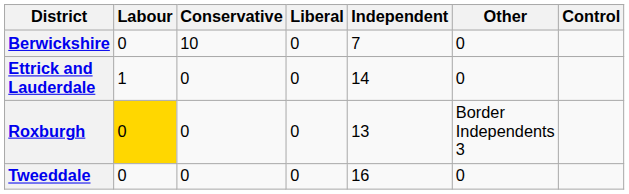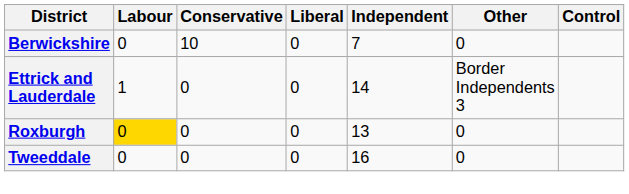(460, 78) 0 -> (505, 87) Border Independents 3
(505, 131) Border Independents 3 -> (460, 131) 0
